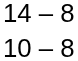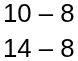rows swapped: (39, 13) <-> (39, 48)
